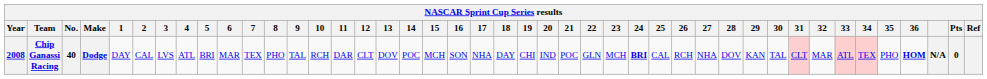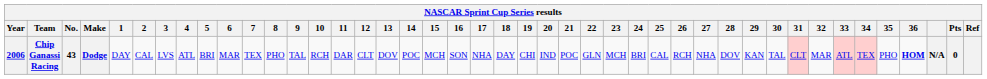(16, 55) 2008 -> (16, 55) 2006
(71, 55) 40 -> (71, 55) 43
(639, 55) bold -> (638, 55) normal
